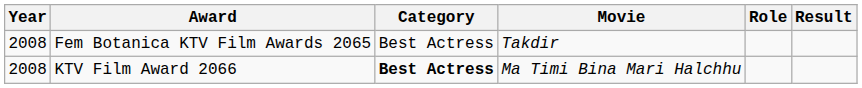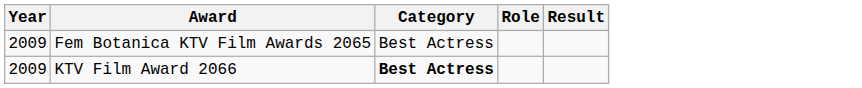- column: (621, 18)
(28, 44) 2008 -> (28, 44) 2009
(28, 70) 2008 -> (28, 70) 2009
